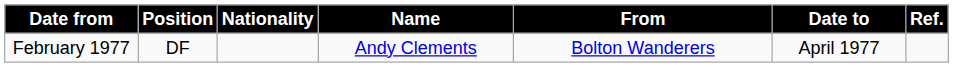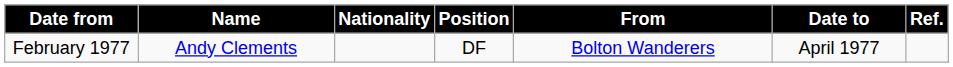columns swapped: (178, 19) <-> (416, 19)
